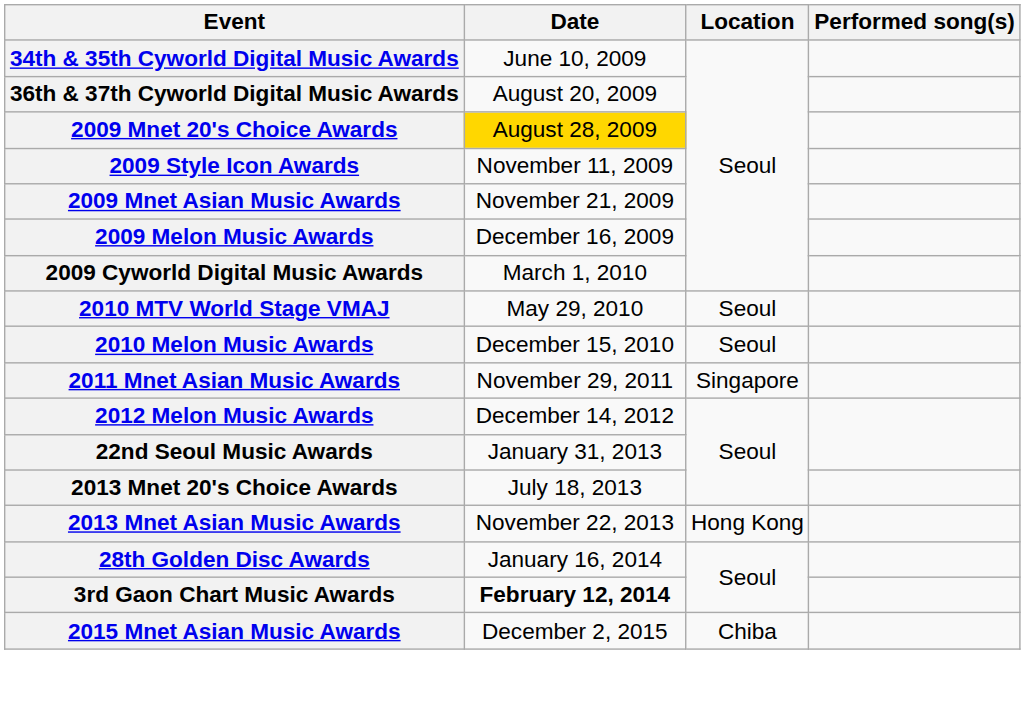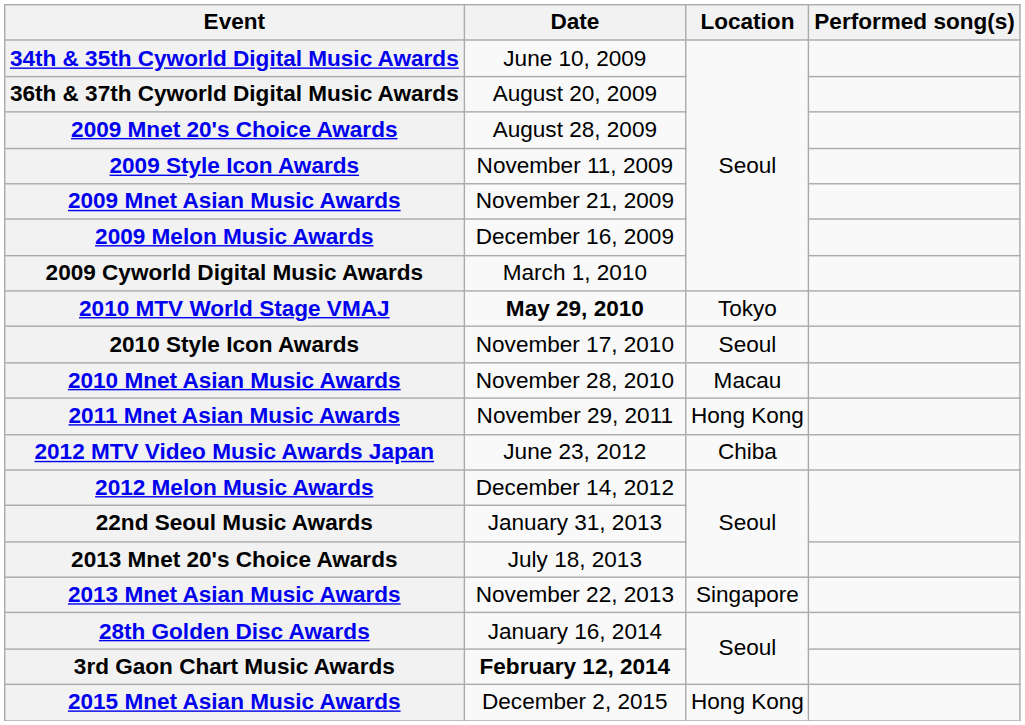(575, 129) gold background -> (575, 129) no background
(575, 308) normal -> (575, 308) bold
(747, 308) Seoul -> (747, 308) Tokyo
+ row: (234, 344)
+ row: (234, 380)
- row: (234, 344)
(747, 380) Singapore -> (747, 415) Hong Kong
+ row: (234, 451)
(747, 523) Hong Kong -> (747, 594) Singapore
(747, 630) Chiba -> (747, 702) Hong Kong
